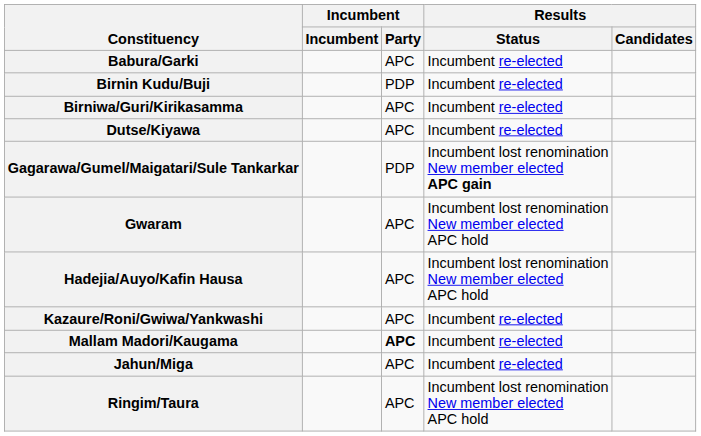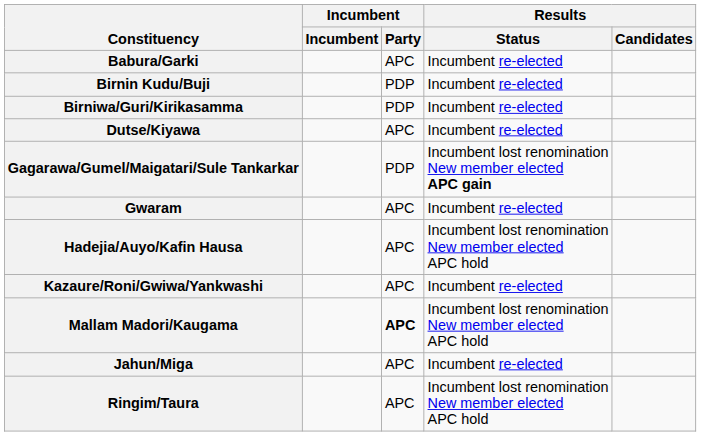(400, 107) APC -> (400, 107) PDP
(518, 224) Incumbent lost renomination New member elected APC hold -> (495, 208) Incumbent re-elected
(495, 341) Incumbent re-elected -> (518, 325) Incumbent lost renomination New member elected APC hold
